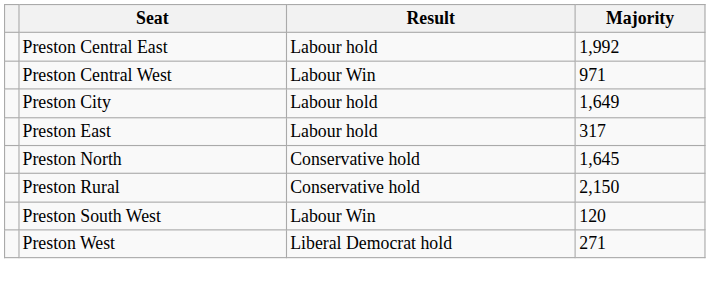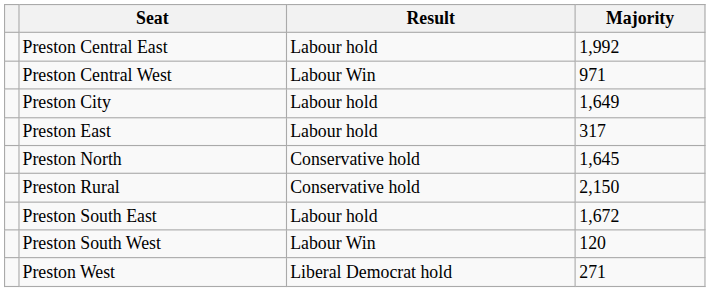+ row: (90, 215)
